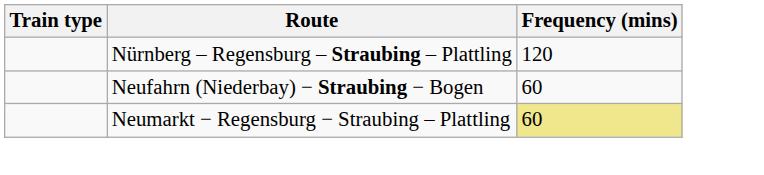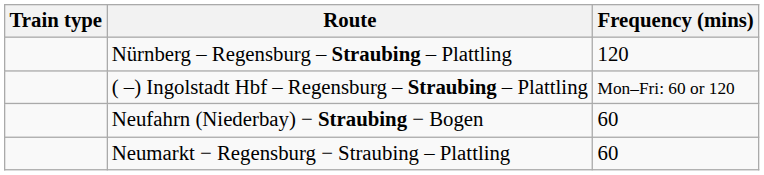+ row: (350, 86)
(532, 119) khaki background -> (608, 152) no background
